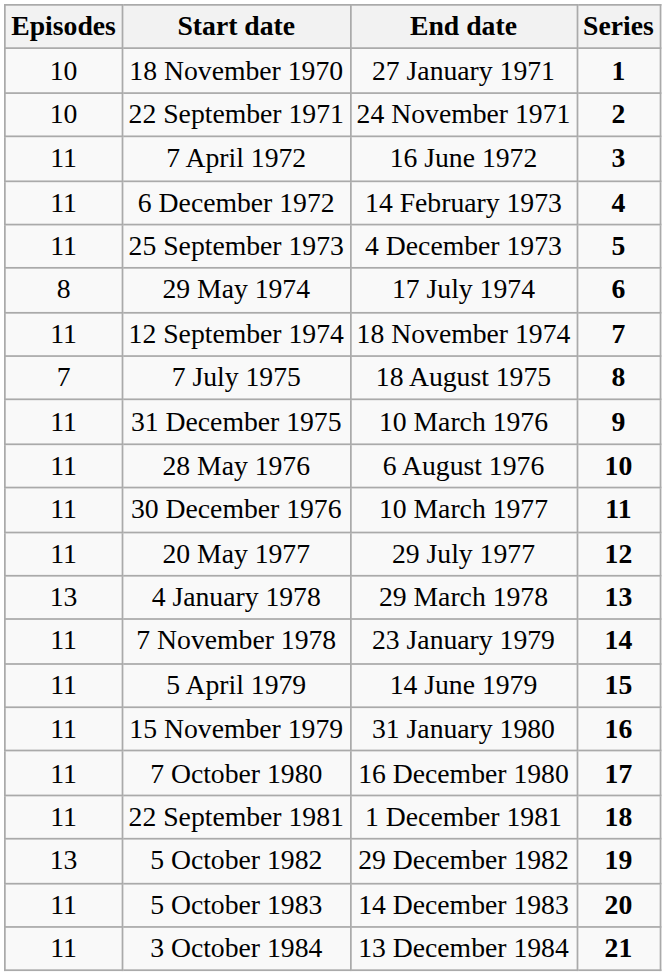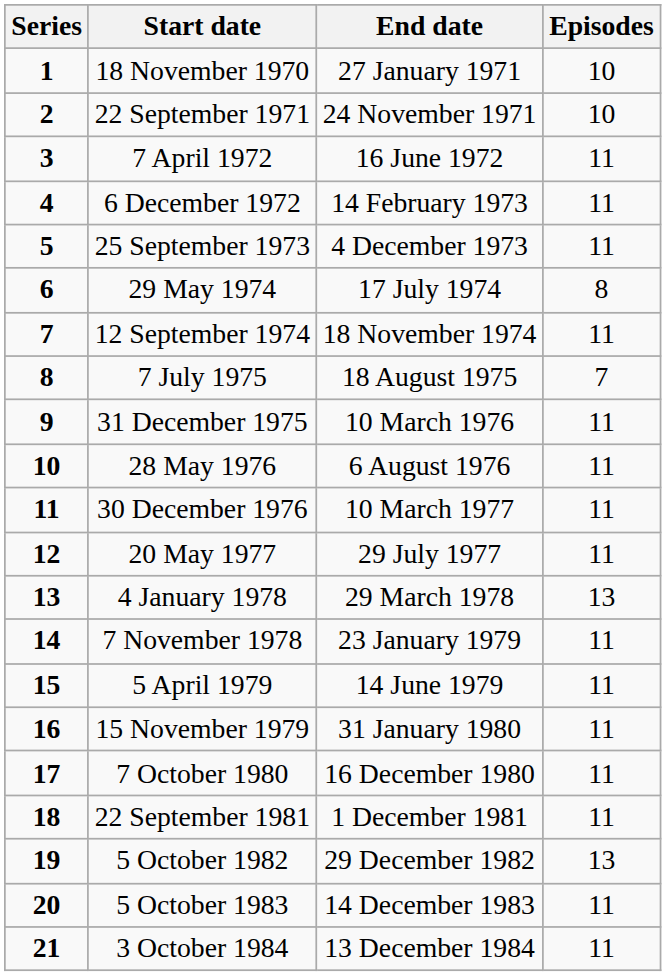columns swapped: (618, 26) <-> (64, 26)
